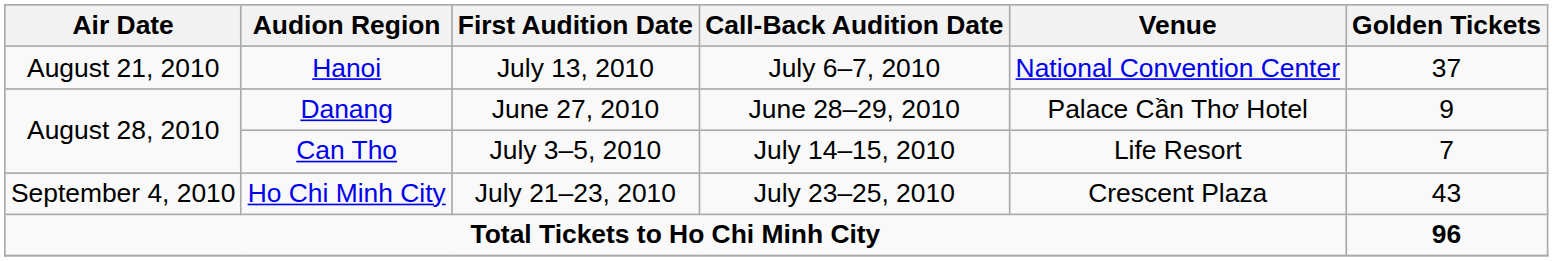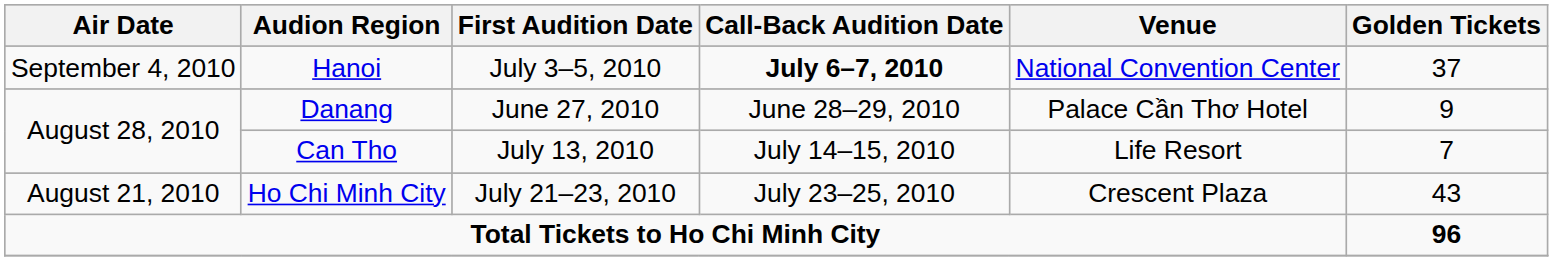(123, 67) August 21, 2010 -> (123, 67) September 4, 2010
(575, 67) July 13, 2010 -> (575, 67) July 3–5, 2010
(854, 67) normal -> (854, 67) bold
(575, 151) July 3–5, 2010 -> (575, 151) July 13, 2010
(123, 192) September 4, 2010 -> (123, 192) August 21, 2010
